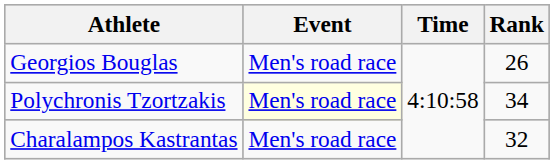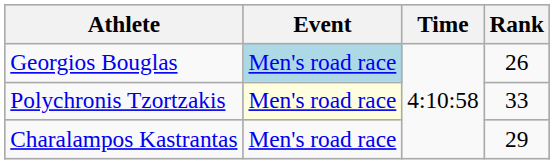(322, 62) no background -> (322, 62) lightblue background
(517, 101) 34 -> (517, 101) 33
(517, 139) 32 -> (517, 139) 29
